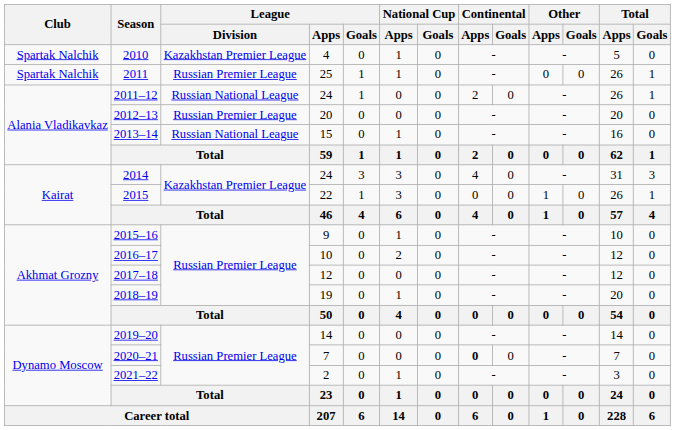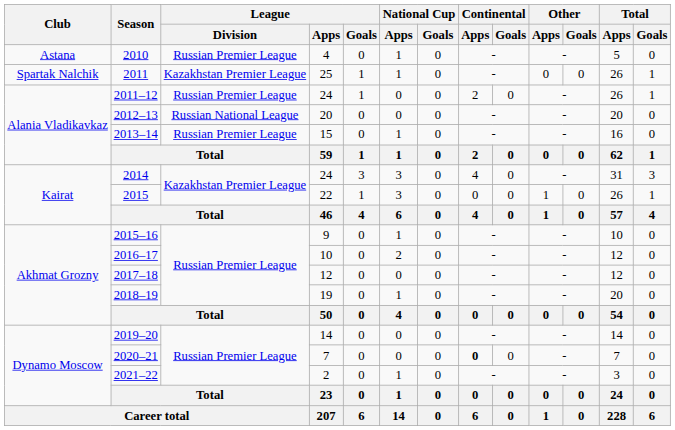(58, 54) Spartak Nalchik -> (58, 54) Astana
(235, 54) Kazakhstan Premier League -> (235, 54) Russian Premier League
(235, 74) Russian Premier League -> (235, 74) Kazakhstan Premier League
(235, 94) Russian National League -> (235, 94) Russian Premier League
(235, 114) Russian Premier League -> (235, 114) Russian National League
(235, 134) Russian National League -> (235, 134) Russian Premier League
